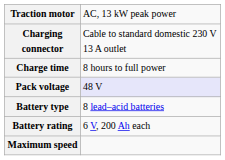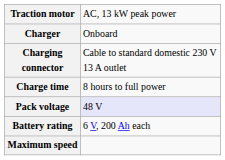+ row: (43, 33)
- row: (43, 106)
